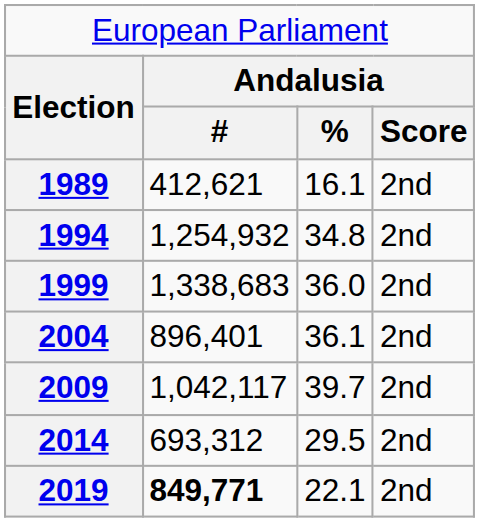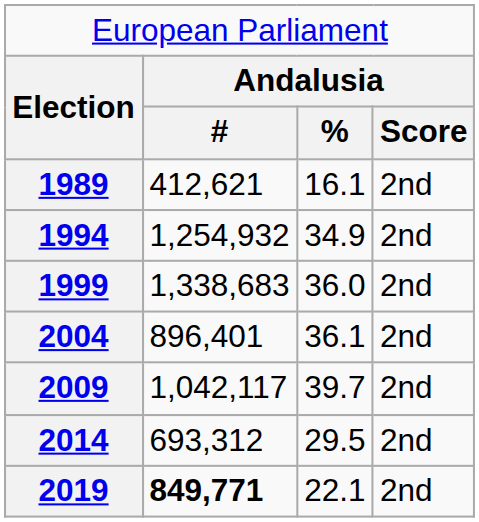(335, 234) 34.8 -> (335, 234) 34.9
